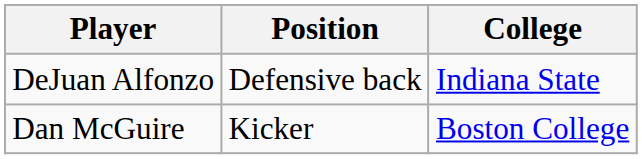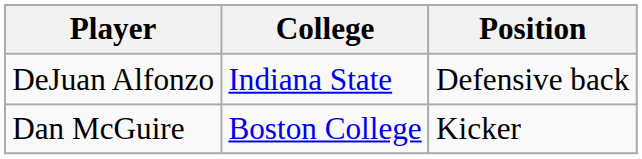columns swapped: (325, 29) <-> (533, 29)
